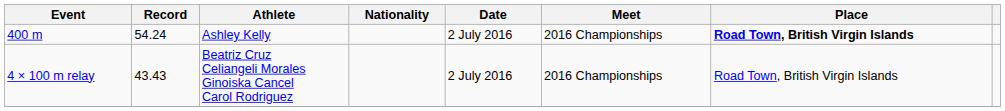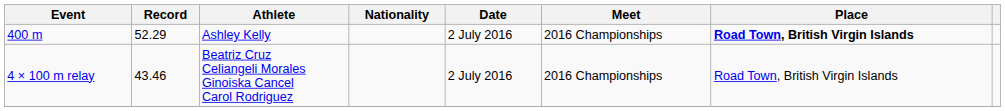(150, 35) 54.24 -> (150, 35) 52.29
(150, 76) 43.43 -> (150, 76) 43.46
